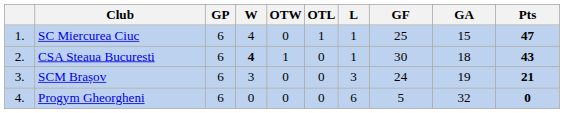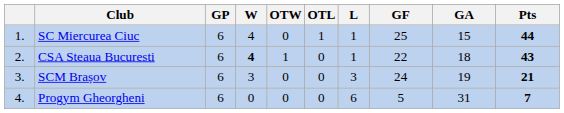(528, 35) 47 -> (528, 35) 44
(401, 56) 30 -> (401, 56) 22
(464, 98) 32 -> (464, 98) 31
(528, 98) 0 -> (528, 98) 7
